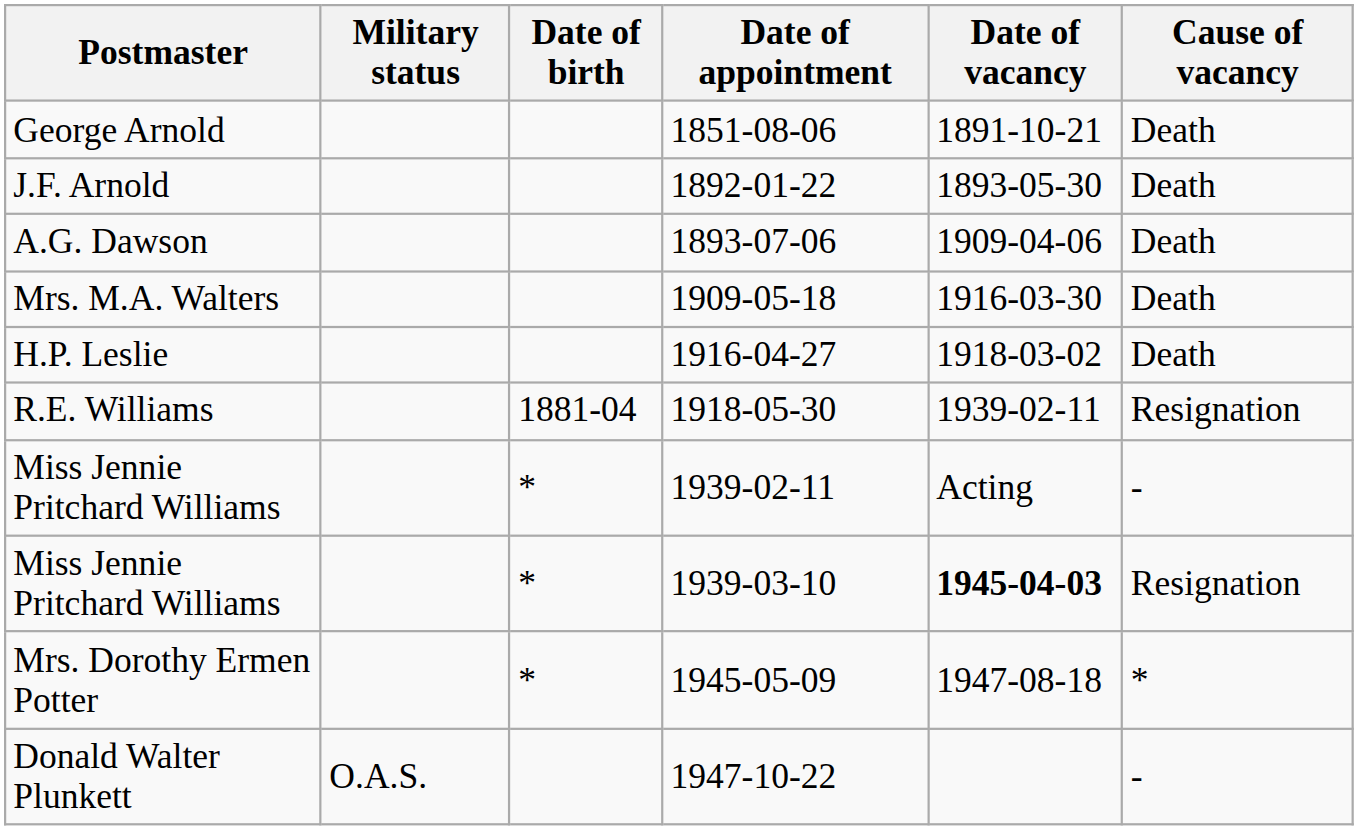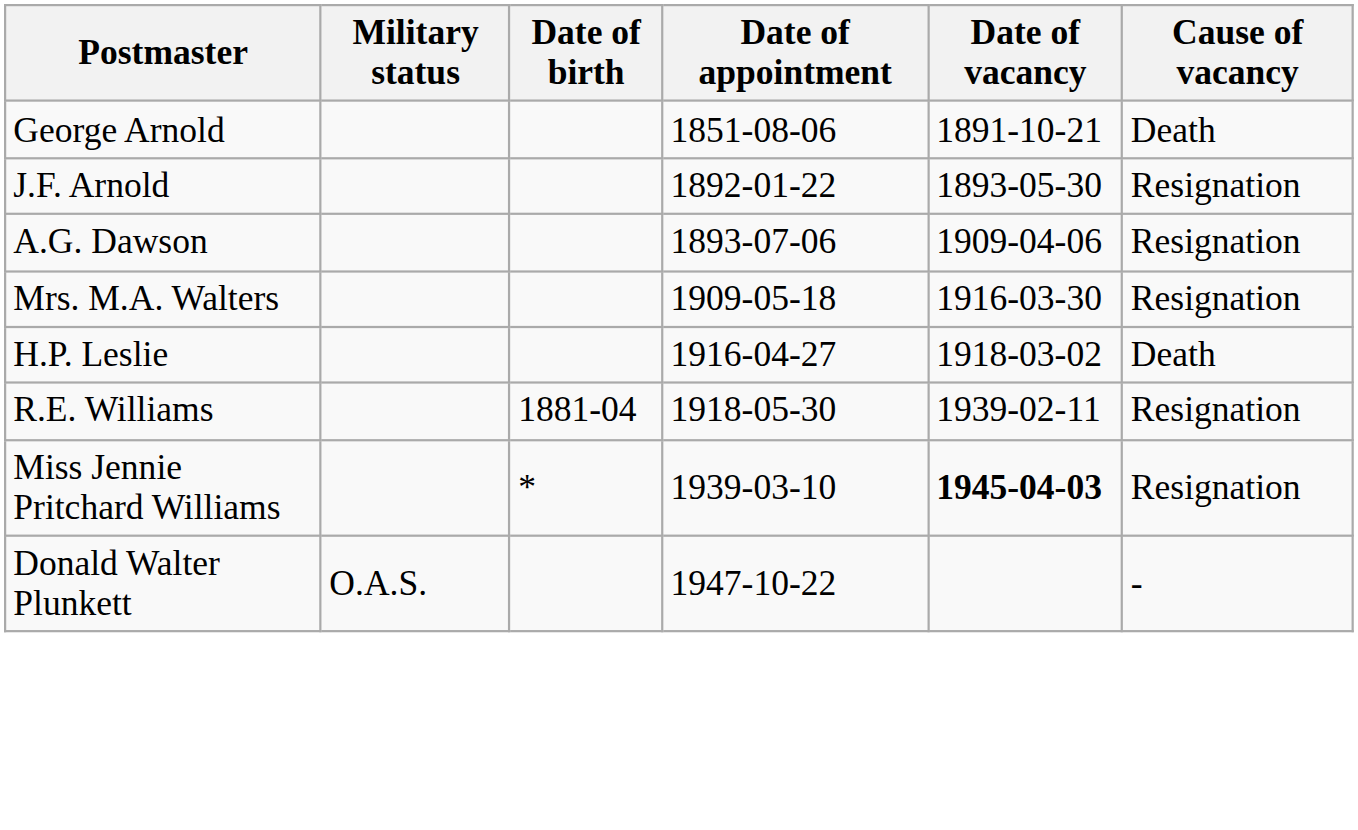(1173, 185) Death -> (1216, 185) Resignation
(1173, 241) Death -> (1216, 241) Resignation
(1173, 297) Death -> (1216, 297) Resignation
- row: (147, 486)
- row: (162, 679)
